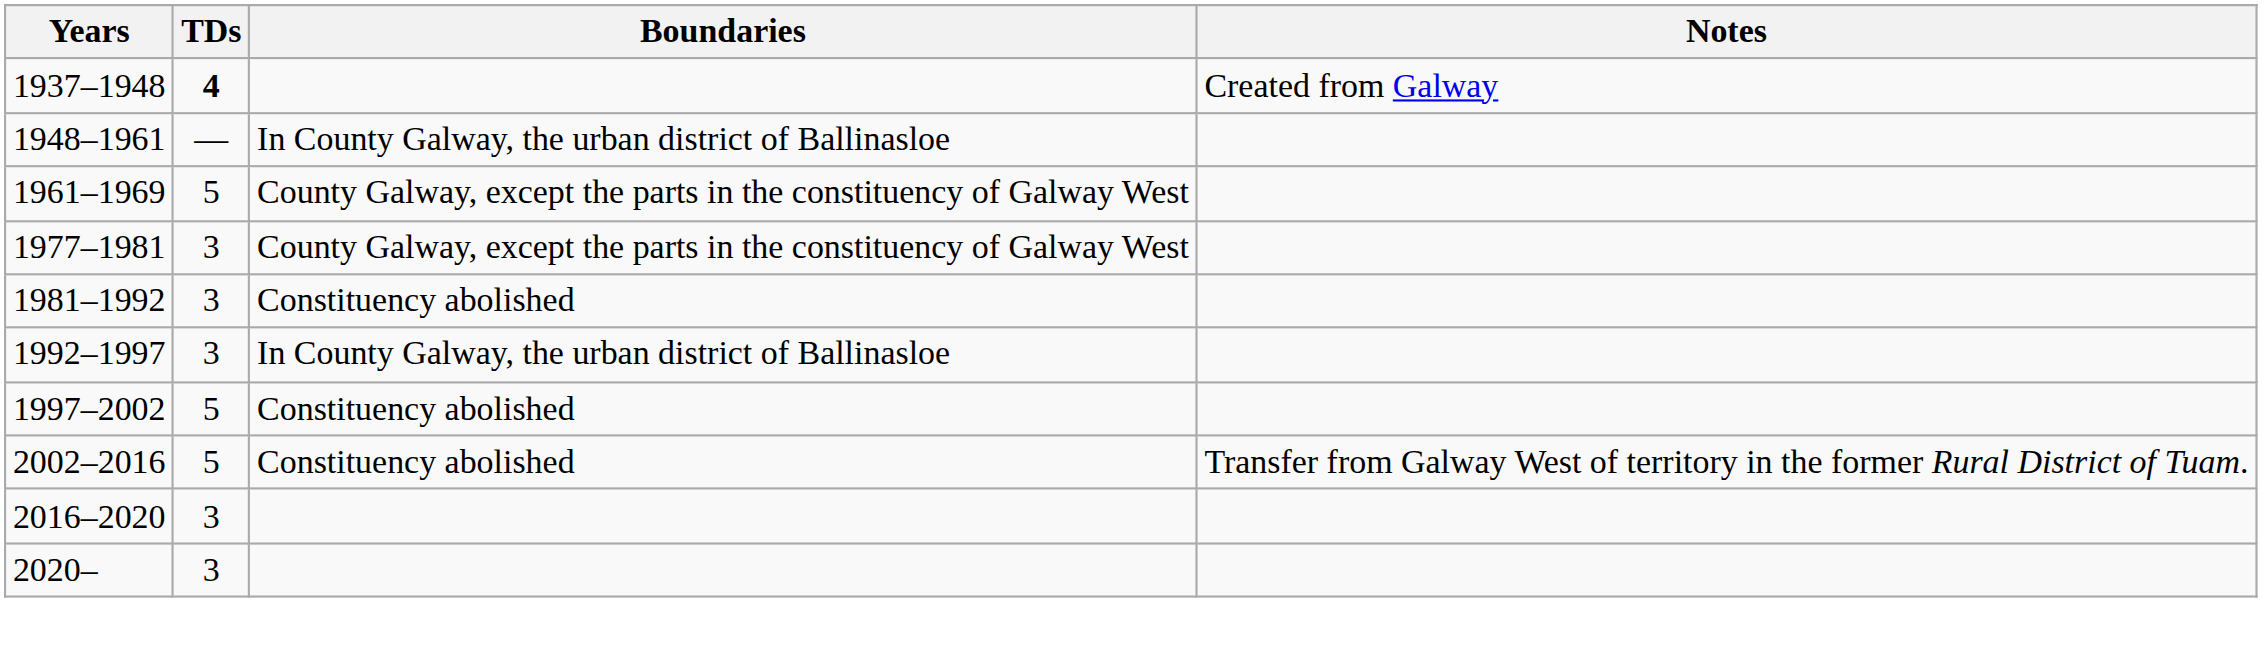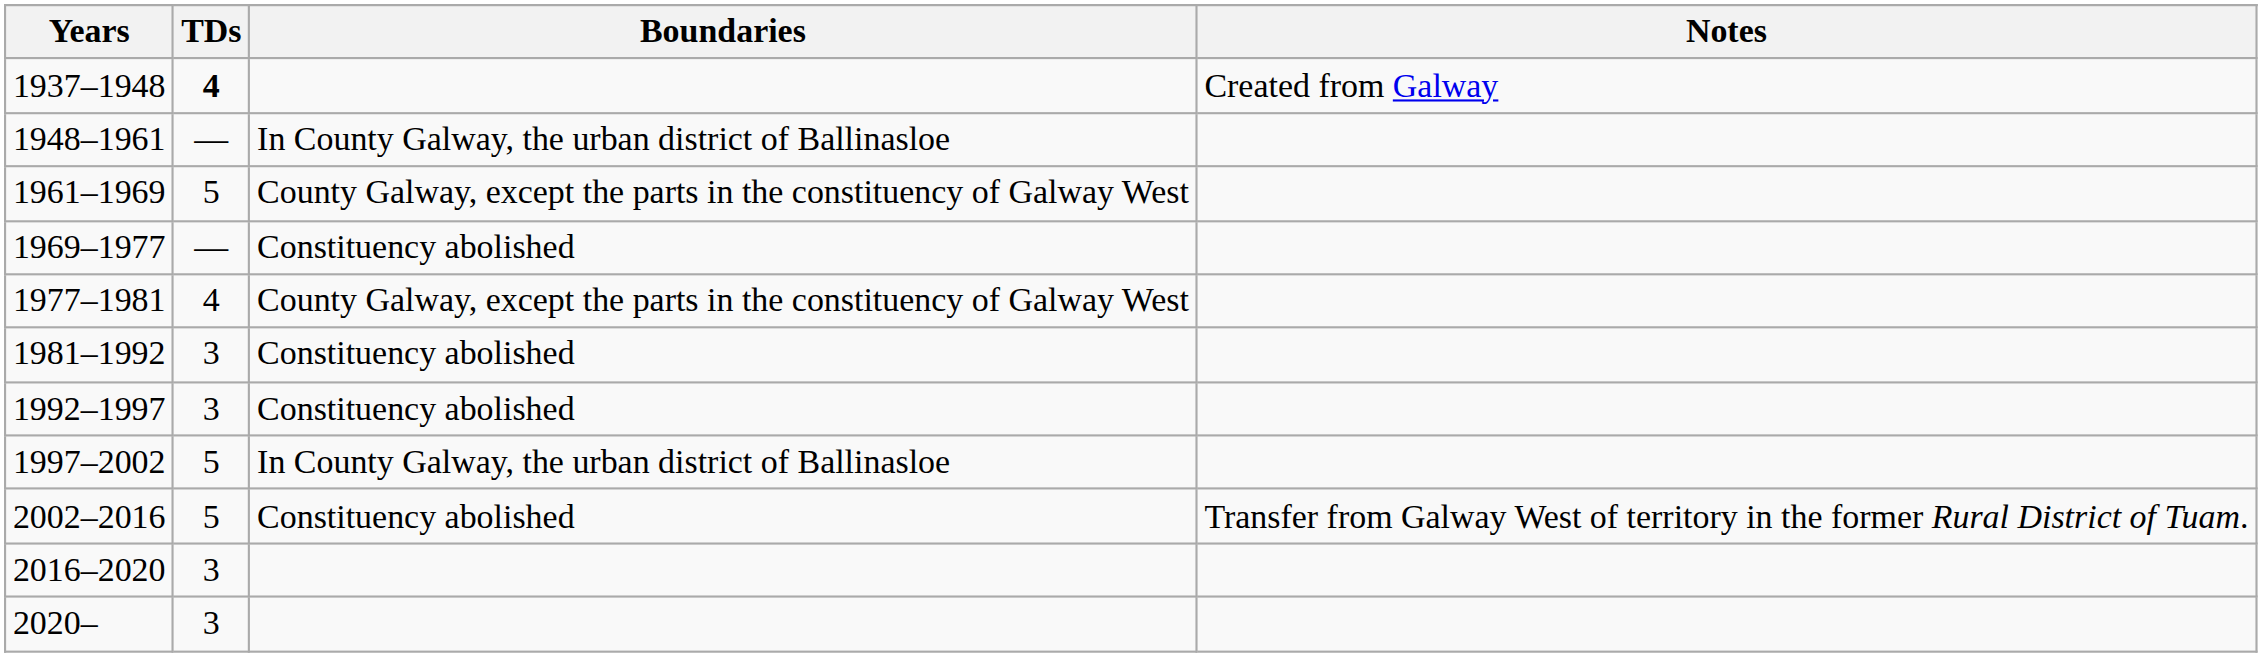+ row: (89, 246)
(211, 246) 3 -> (211, 300) 4
(604, 354) In County Galway, the urban district of Ballinasloe -> (416, 407) Constituency abolished
(416, 407) Constituency abolished -> (604, 461) In County Galway, the urban district of Ballinasloe
